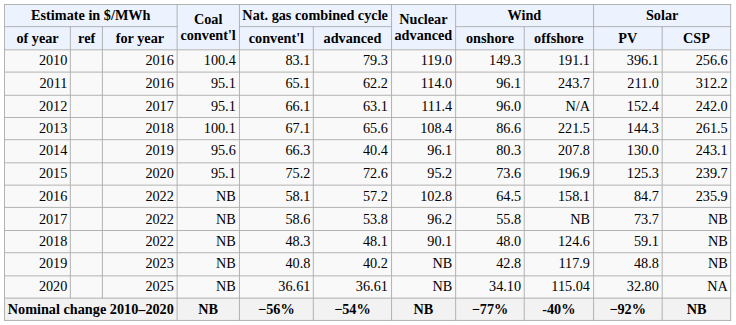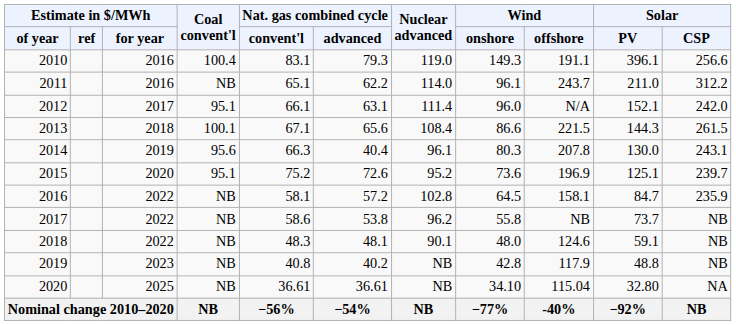(223, 83) 95.1 -> (226, 83) NB
(643, 106) 152.4 -> (643, 106) 152.1
(643, 173) 125.3 -> (643, 173) 125.1
